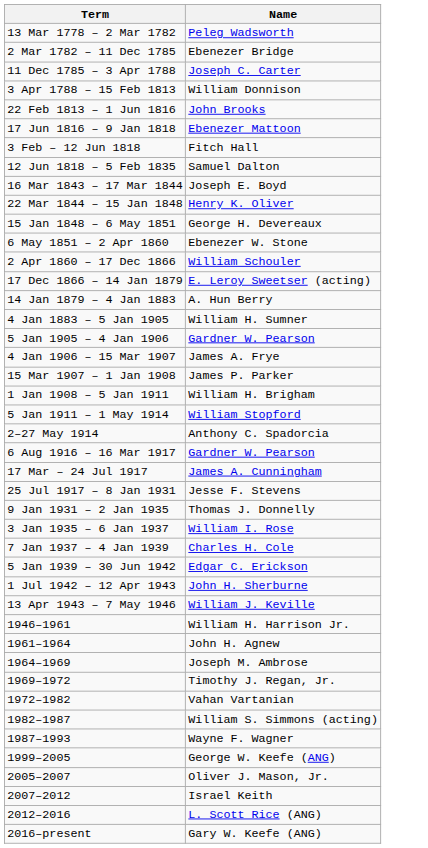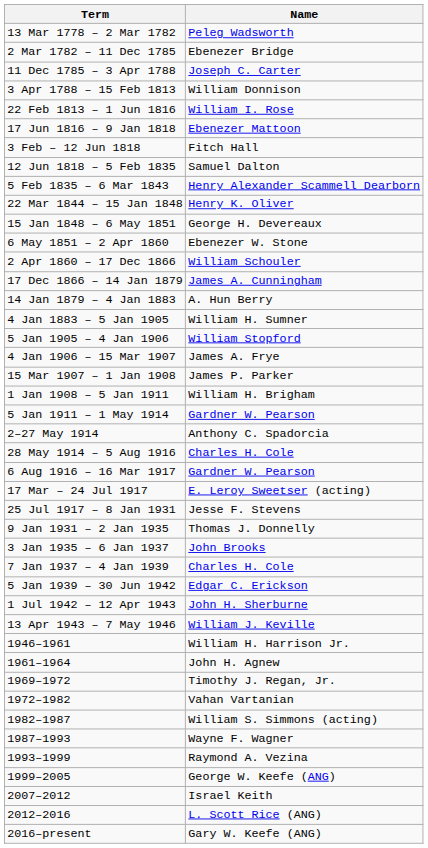(227, 109) John Brooks -> (241, 109) William I. Rose
+ row: (88, 186)
- row: (95, 186)
(280, 281) E. Leroy Sweetser (acting) -> (255, 281) James A. Cunningham
(252, 338) Gardner W. Pearson -> (245, 338) William Stopford
(245, 414) William Stopford -> (252, 414) Gardner W. Pearson
+ row: (91, 453)
(255, 472) James A. Cunningham -> (280, 491) E. Leroy Sweetser (acting)
(241, 529) William I. Rose -> (227, 548) John Brooks
- row: (39, 662)
+ row: (39, 758)
- row: (39, 777)
